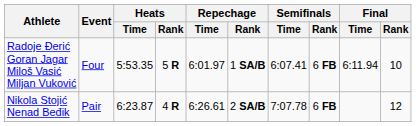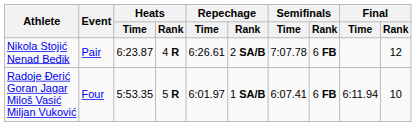rows swapped: (38, 107) <-> (42, 65)
